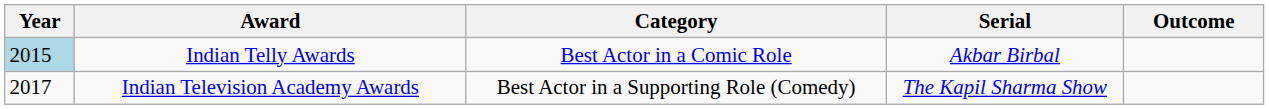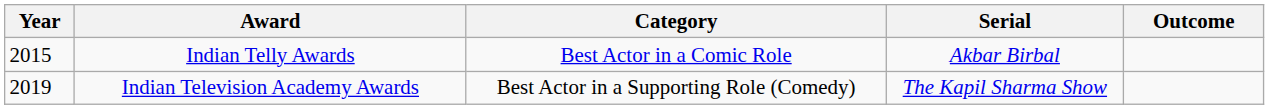(30, 54) lightblue background -> (30, 54) no background
(30, 87) 2017 -> (30, 87) 2019
